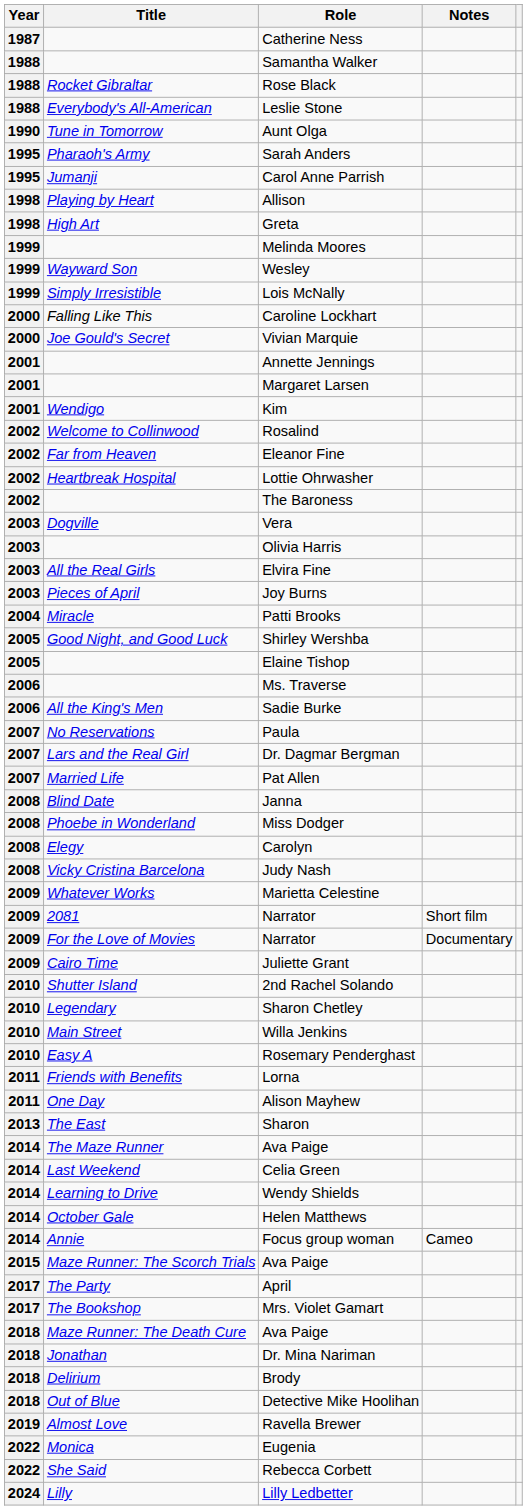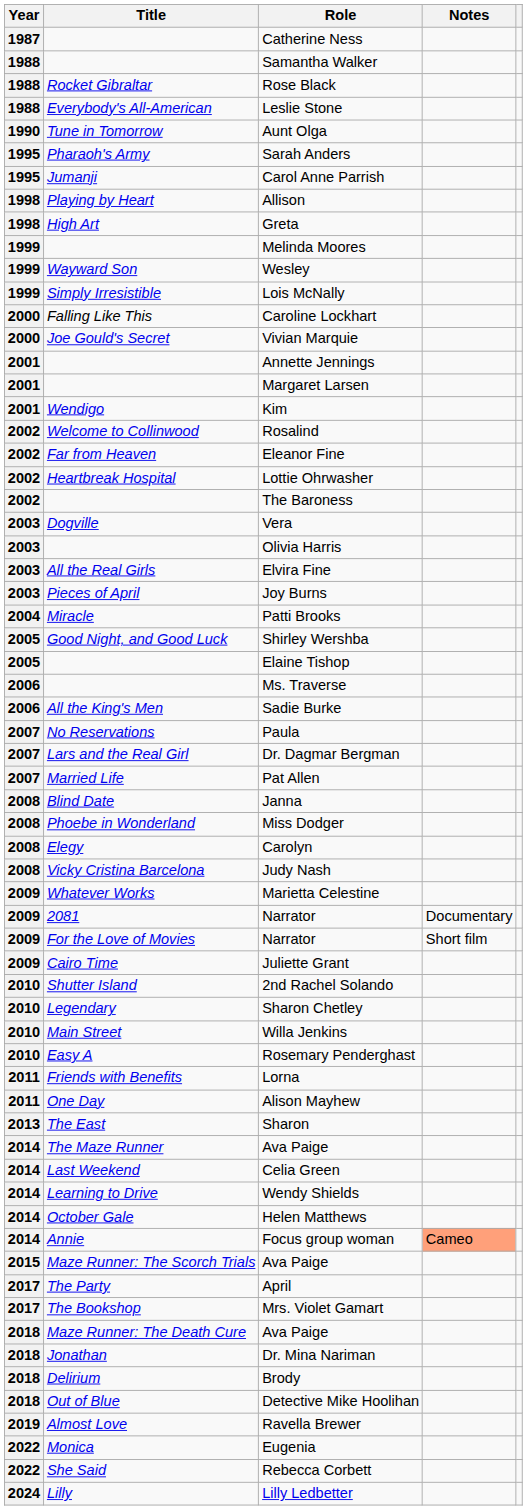(457, 916) Short film -> (469, 916) Documentary
(469, 939) Documentary -> (457, 939) Short film
(449, 1239) no background -> (449, 1239) lightsalmon background
